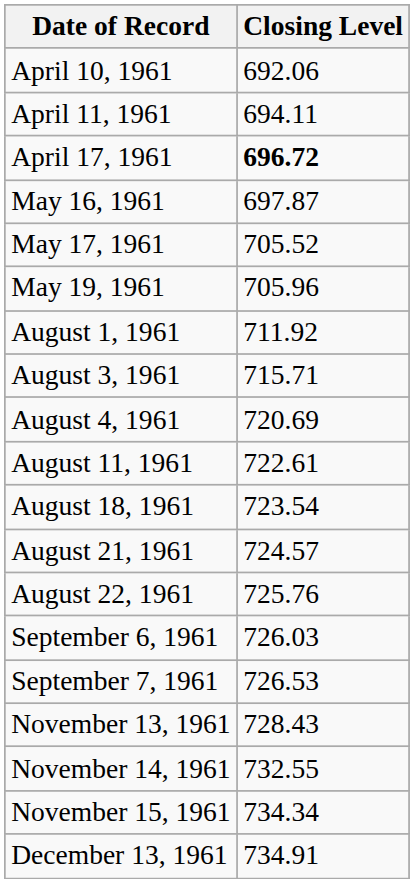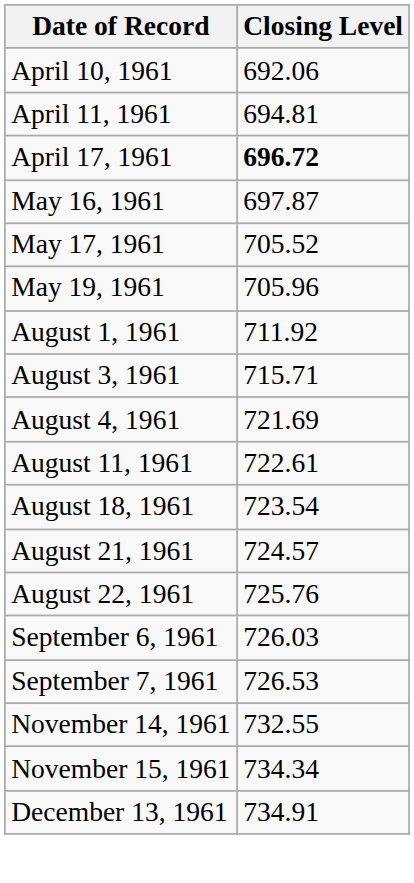(281, 113) 694.11 -> (281, 113) 694.81
(281, 419) 720.69 -> (281, 419) 721.69
- row: (121, 724)
